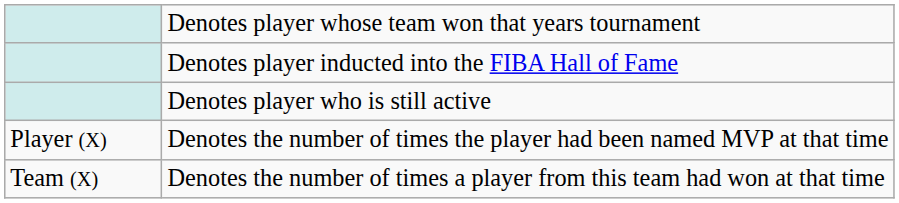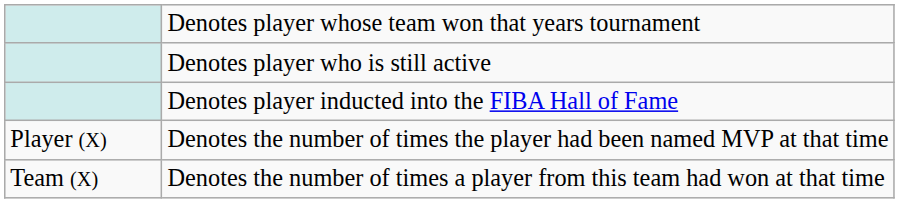rows swapped: (423, 62) <-> (329, 100)
